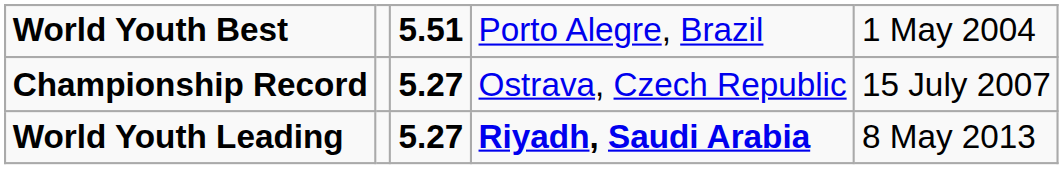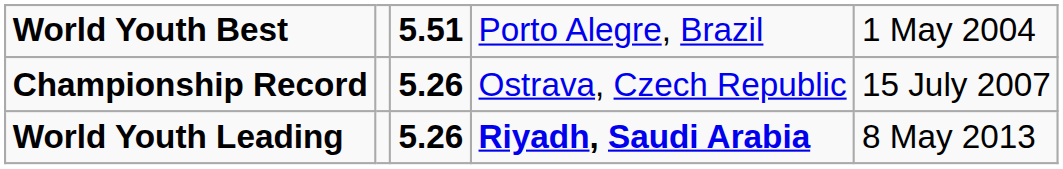(431, 83) 5.27 -> (431, 83) 5.26
(431, 136) 5.27 -> (431, 136) 5.26
